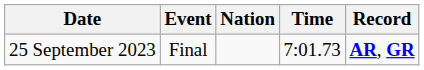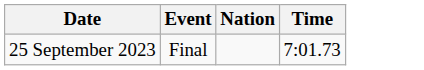- column: (382, 19)
